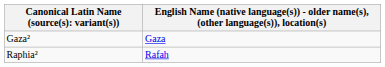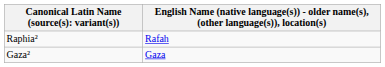rows swapped: (18, 39) <-> (22, 54)
